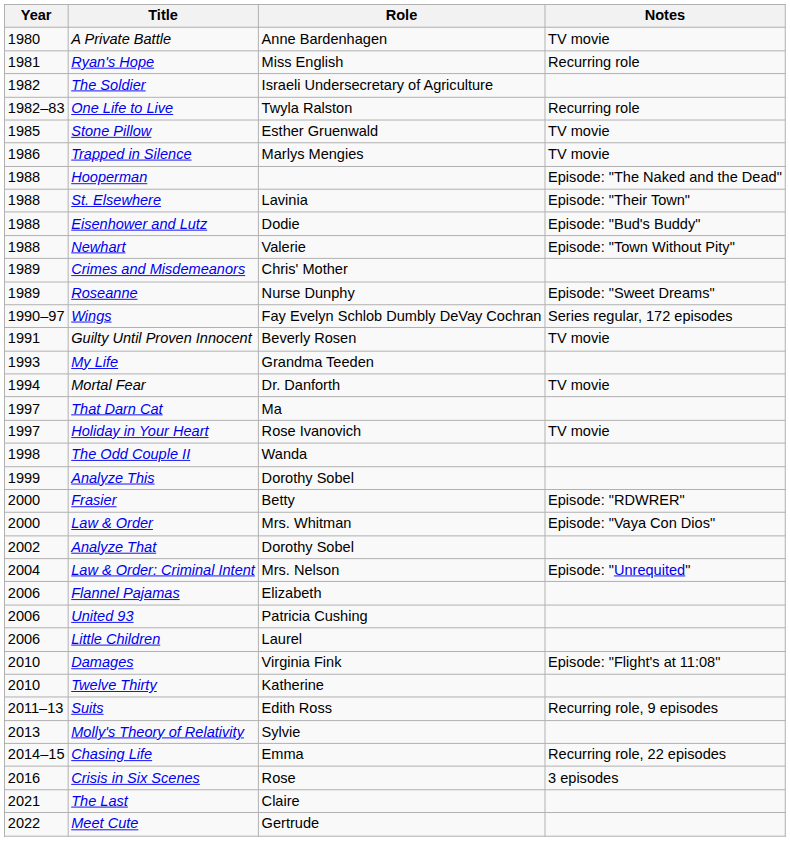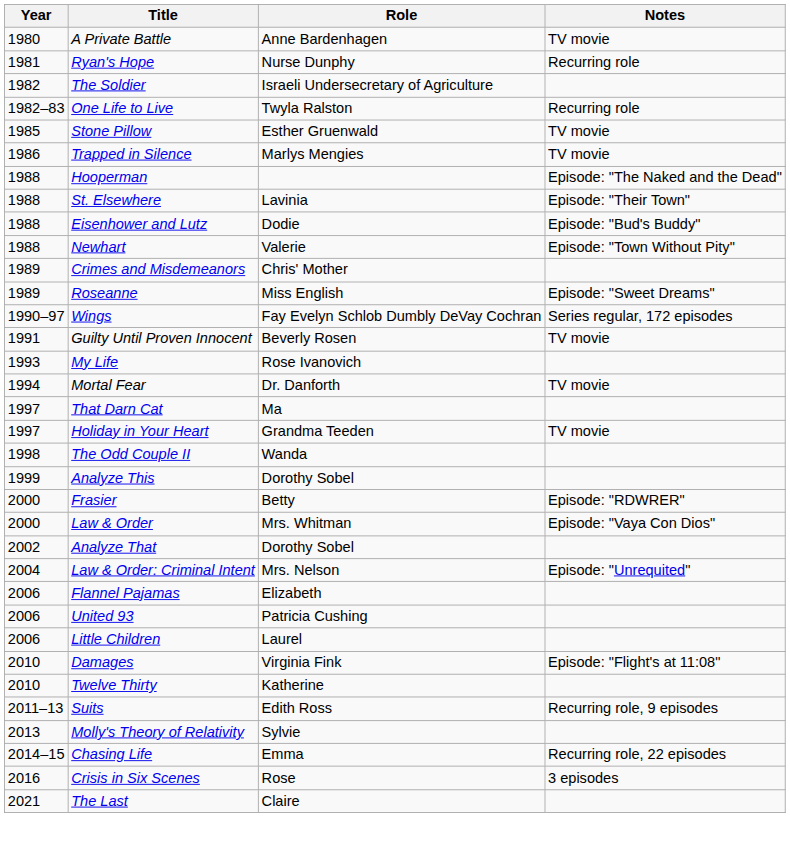(302, 62) Miss English -> (308, 62) Nurse Dunphy
(308, 293) Nurse Dunphy -> (302, 293) Miss English
(318, 362) Grandma Teeden -> (311, 362) Rose Ivanovich
(311, 431) Rose Ivanovich -> (318, 431) Grandma Teeden
- row: (105, 824)
